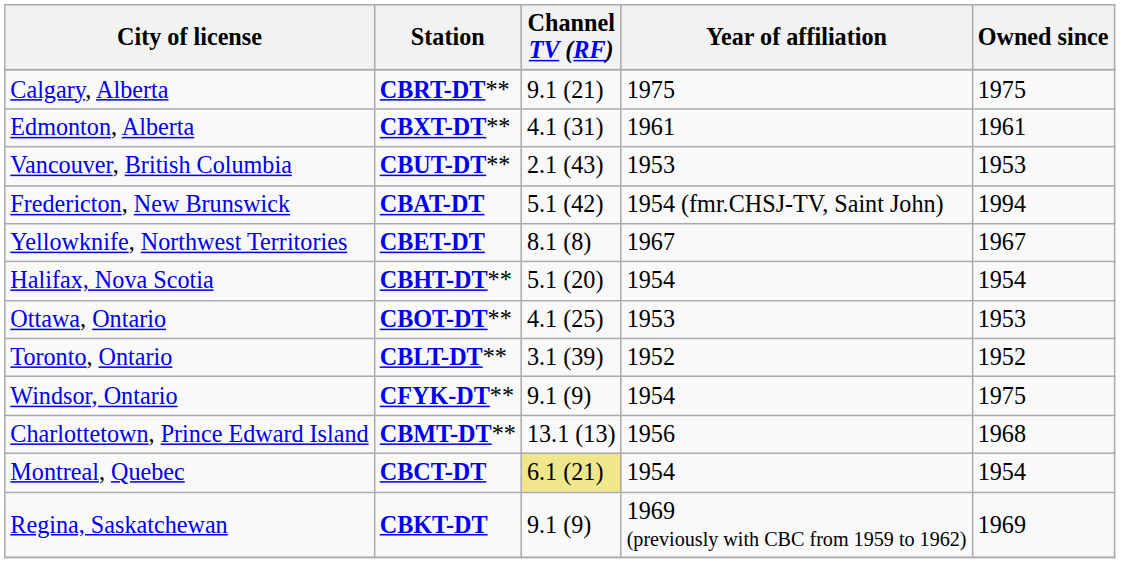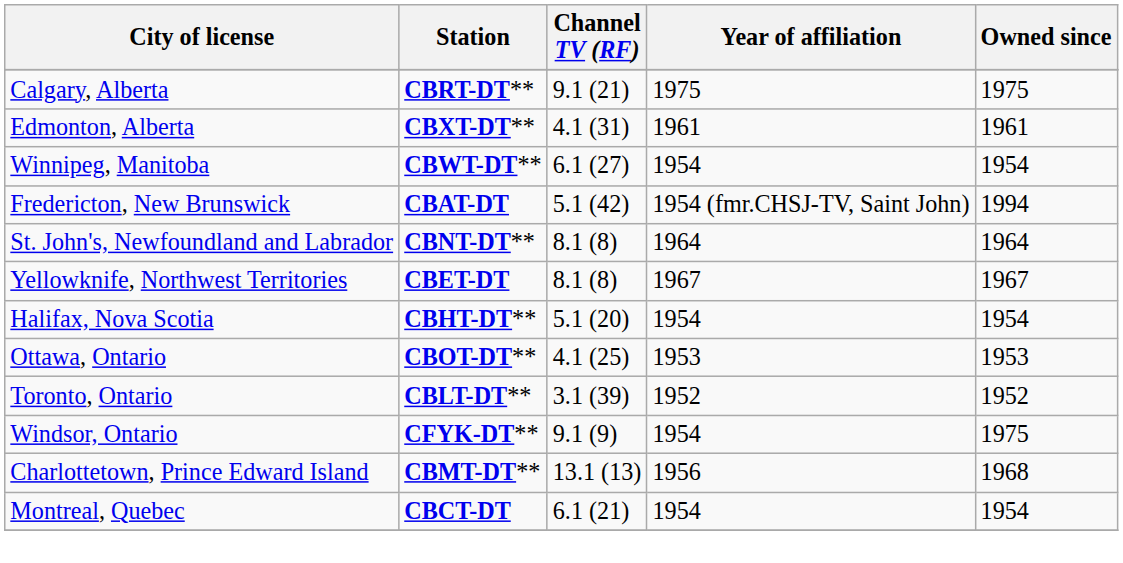- row: (151, 165)
+ row: (110, 165)
+ row: (202, 242)
(565, 472) khaki background -> (591, 510) no background
- row: (119, 524)
